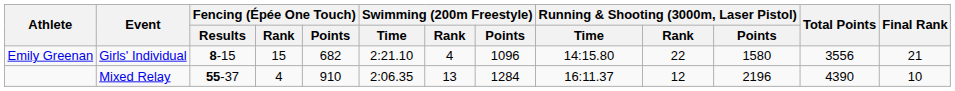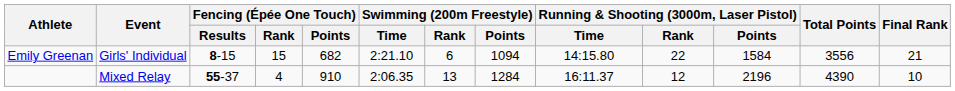(450, 56) 4 -> (450, 56) 6
(505, 56) 1096 -> (505, 56) 1094
(757, 56) 1580 -> (757, 56) 1584
